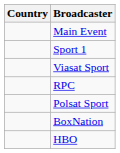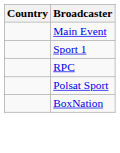- row: (81, 67)
- row: (65, 139)
